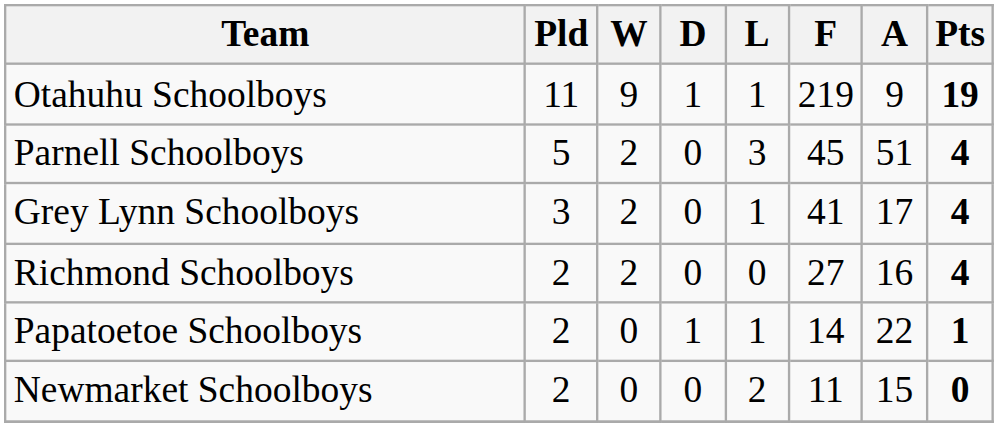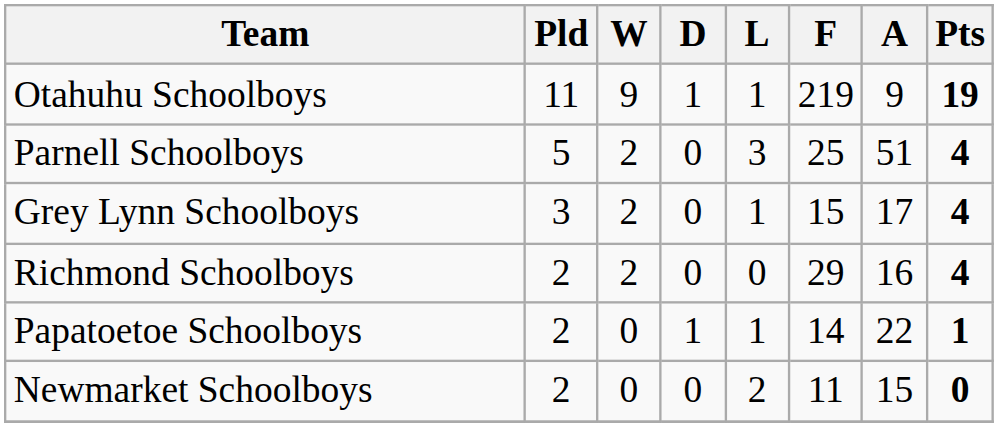(826, 152) 45 -> (826, 152) 25
(826, 212) 41 -> (826, 212) 15
(826, 271) 27 -> (826, 271) 29
